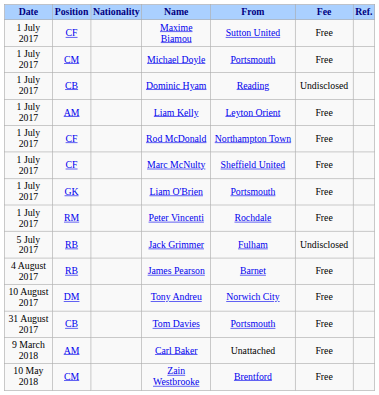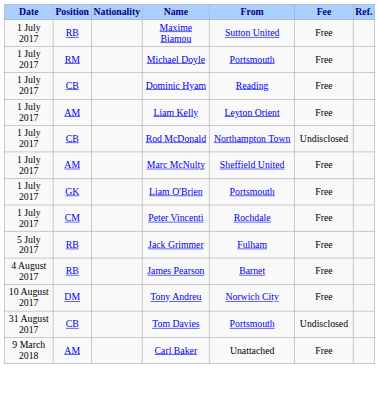(72, 33) CF -> (72, 33) RB
(72, 59) CM -> (72, 59) RM
(324, 86) Undisclosed -> (324, 86) Free
(72, 139) CF -> (72, 139) CB
(324, 139) Free -> (324, 139) Undisclosed
(72, 165) CF -> (72, 165) AM
(72, 218) RM -> (72, 218) CM
(324, 244) Undisclosed -> (324, 244) Free
(324, 324) Free -> (324, 324) Undisclosed
- row: (176, 377)
